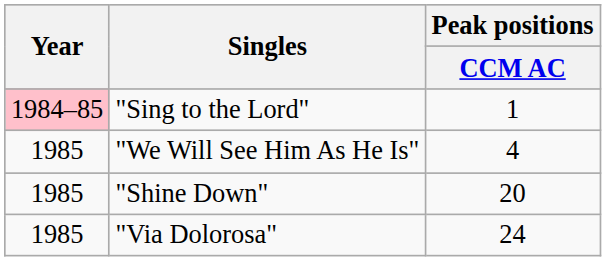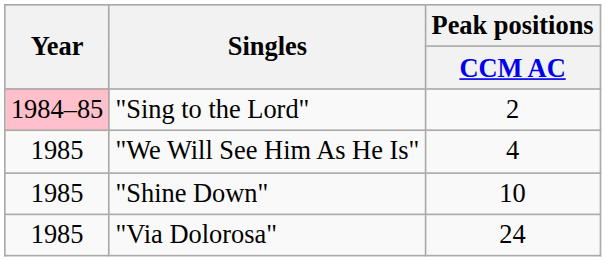(513, 109) 1 -> (513, 109) 2
(513, 192) 20 -> (513, 192) 10
